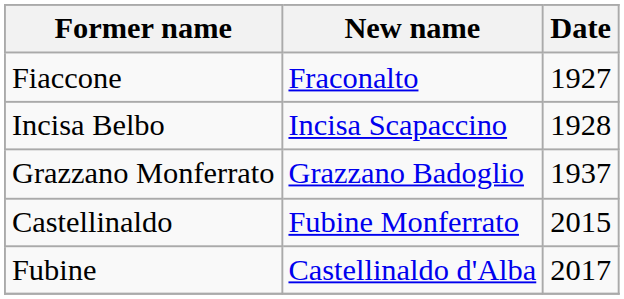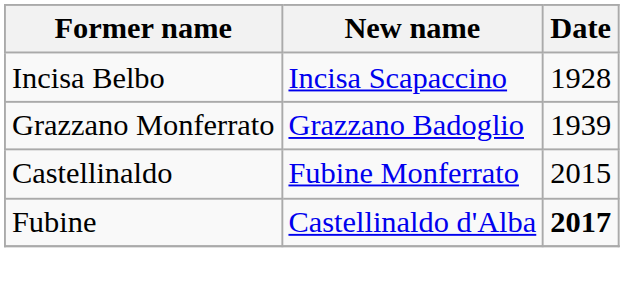- row: (67, 76)
(581, 173) 1937 -> (581, 125) 1939
(581, 269) normal -> (581, 221) bold
